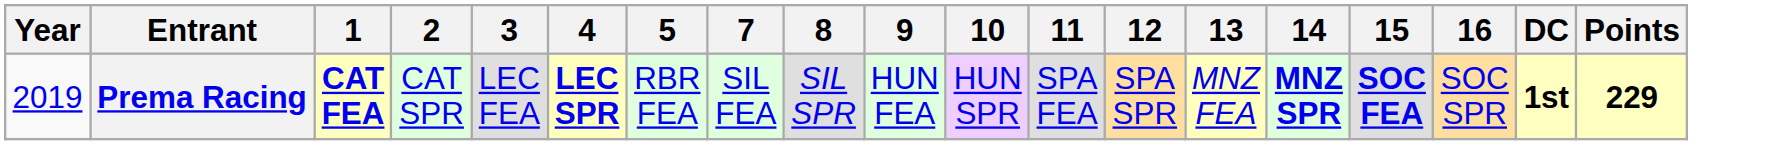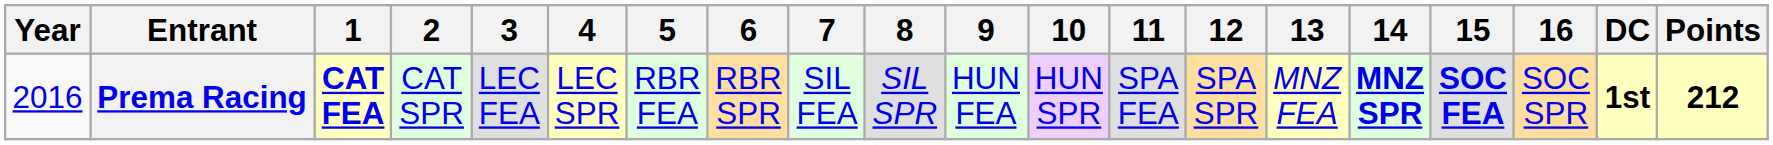+ column: (749, 30)
(48, 96) 2019 -> (48, 96) 2016
(587, 96) bold -> (587, 96) normal
(1632, 96) 229 -> (1713, 96) 212
